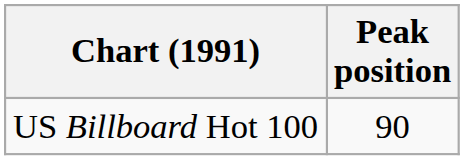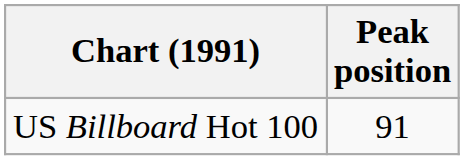(393, 125) 90 -> (393, 125) 91
